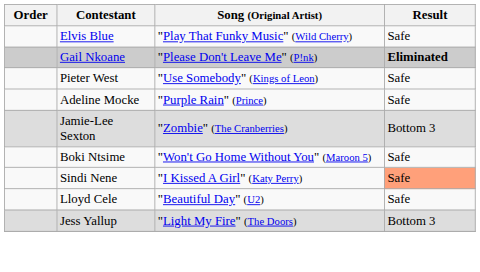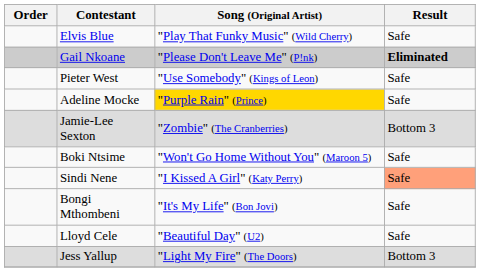(212, 100) no background -> (212, 100) gold background
+ row: (90, 207)
